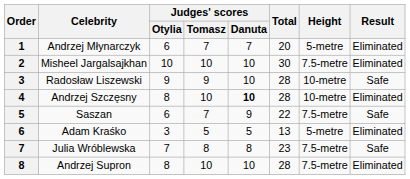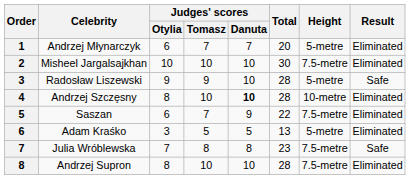(325, 81) 10-metre -> (325, 81) 5-metre
(378, 115) Safe -> (378, 115) Eliminated
